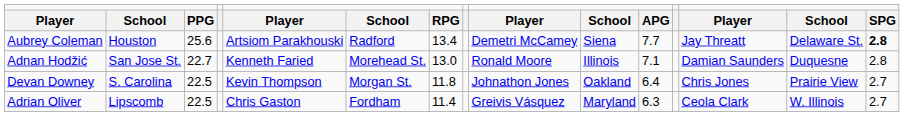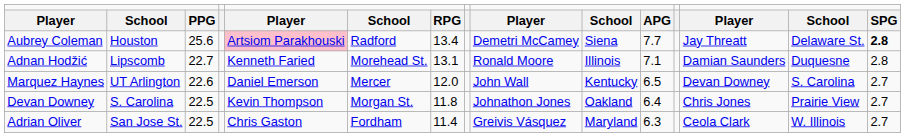(285, 40) no background -> (286, 40) pink background
(145, 61) San Jose St. -> (137, 61) Lipscomb
(444, 61) 13.0 -> (446, 61) 13.1
+ row: (56, 81)
(136, 101) Lipscomb -> (146, 122) San Jose St.
